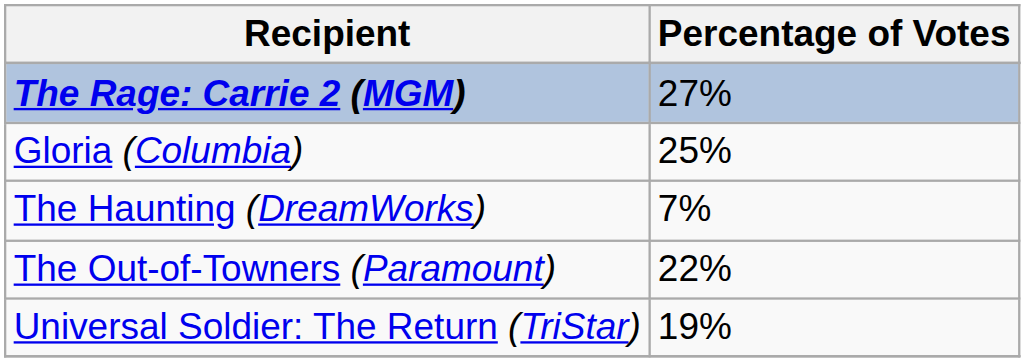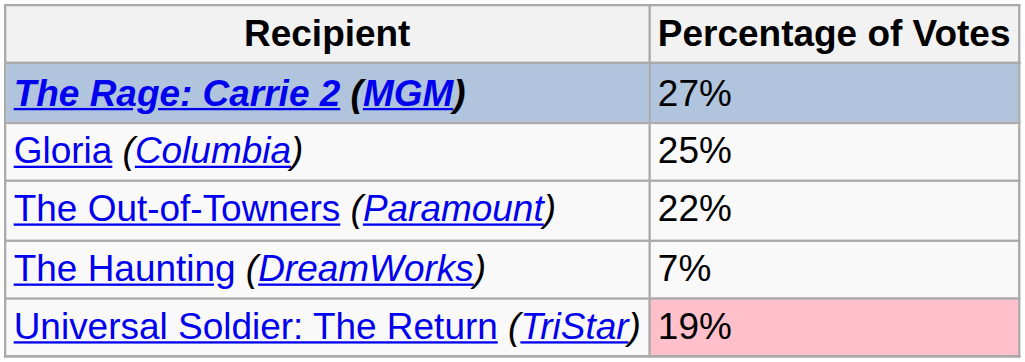rows swapped: (250, 209) <-> (285, 268)
(695, 326) no background -> (695, 326) pink background
